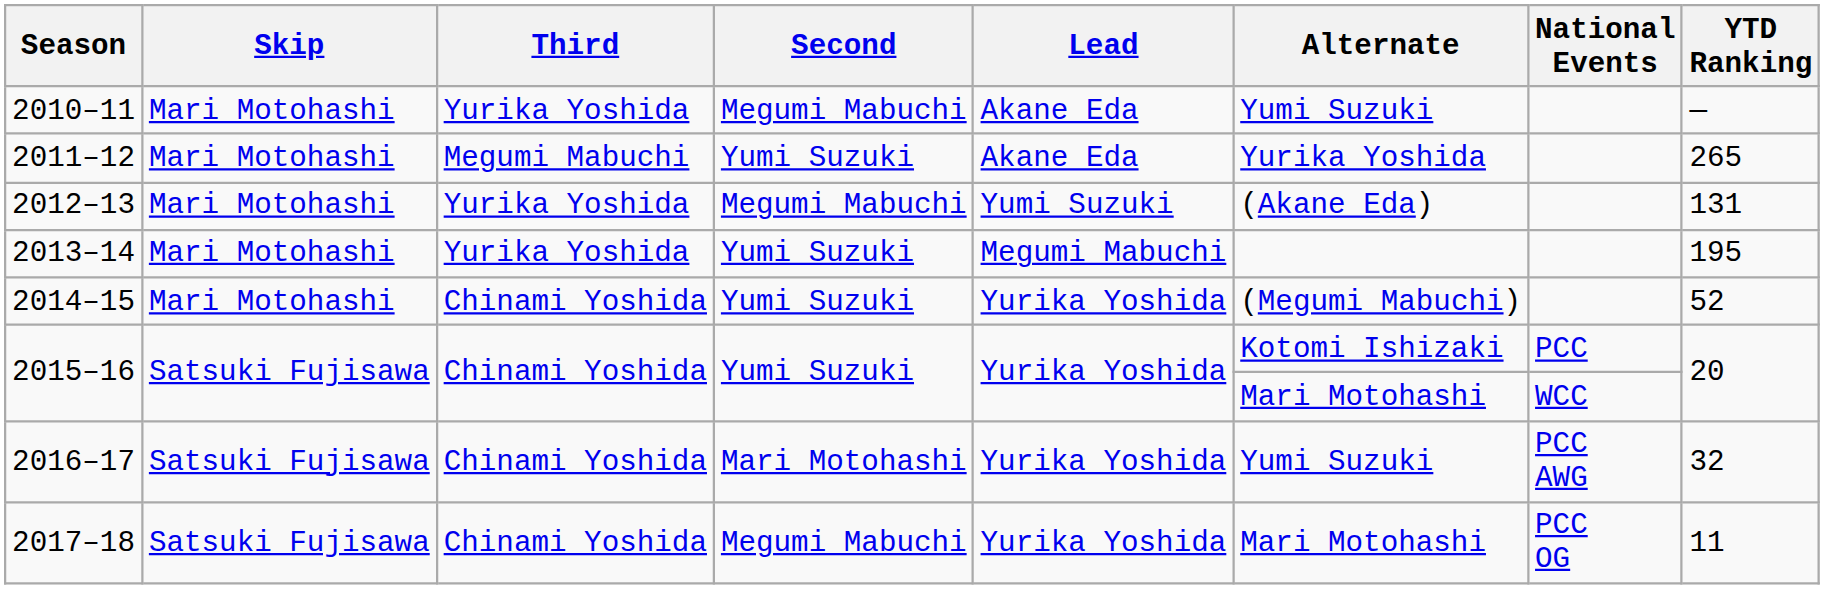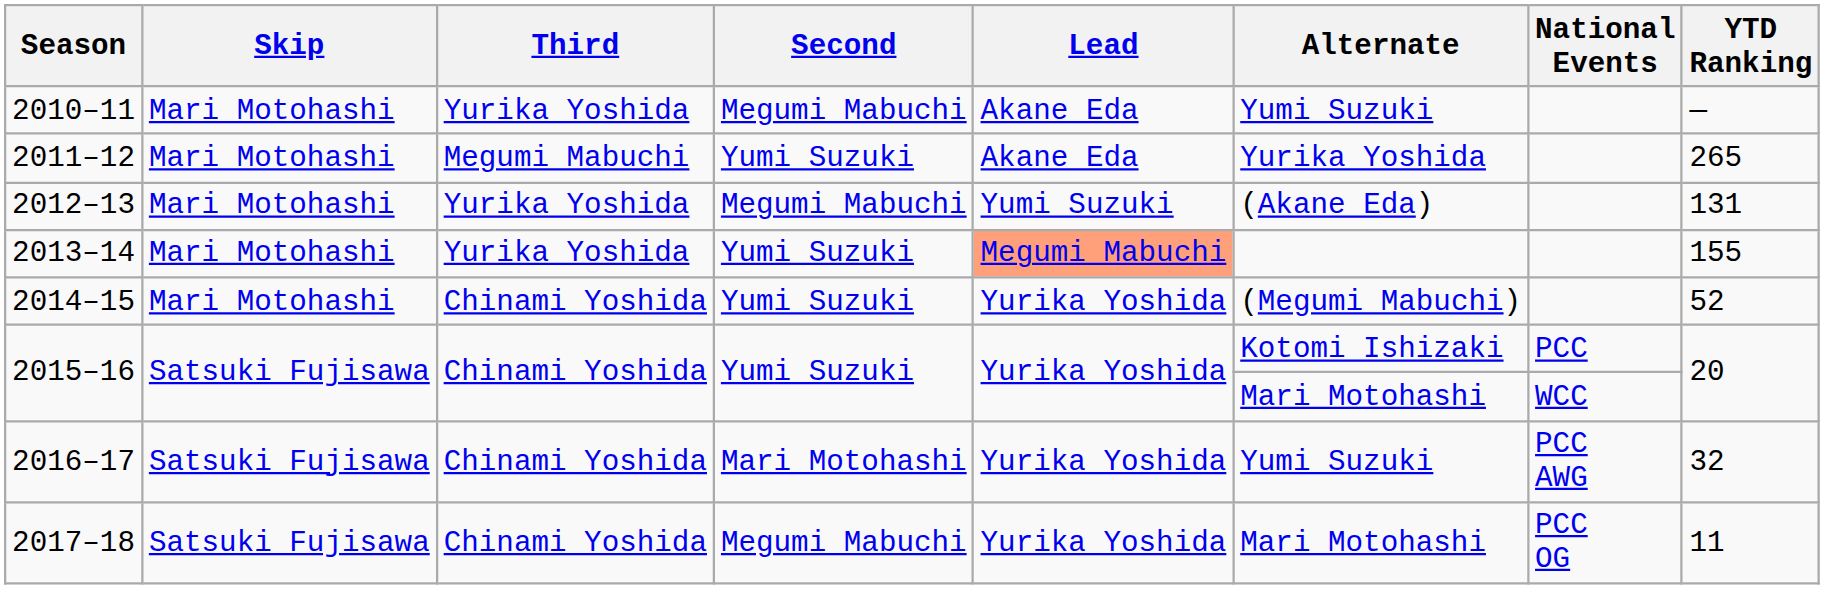(1103, 253) no background -> (1103, 253) lightsalmon background
(1716, 253) 195 -> (1716, 253) 155
